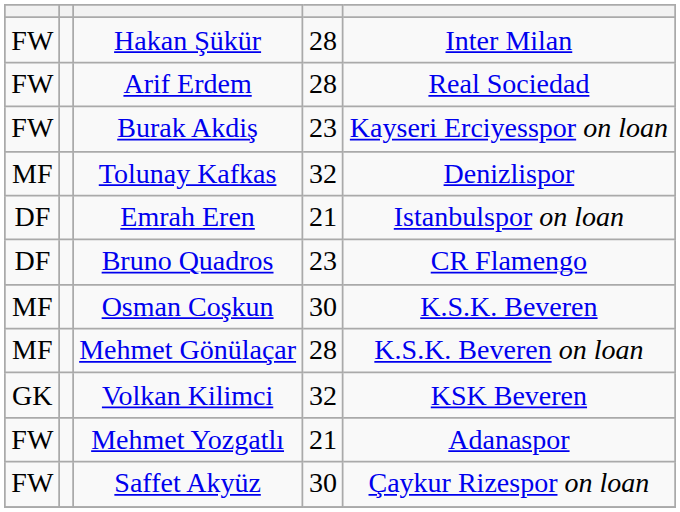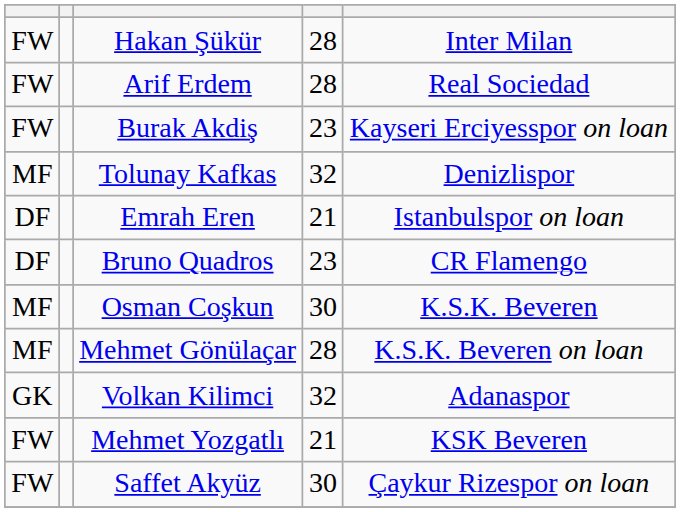(509, 394) KSK Beveren -> (509, 394) Adanaspor
(509, 439) Adanaspor -> (509, 439) KSK Beveren
